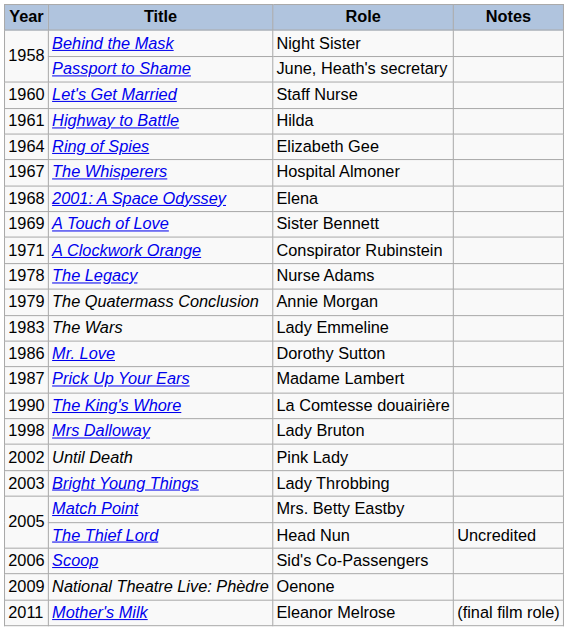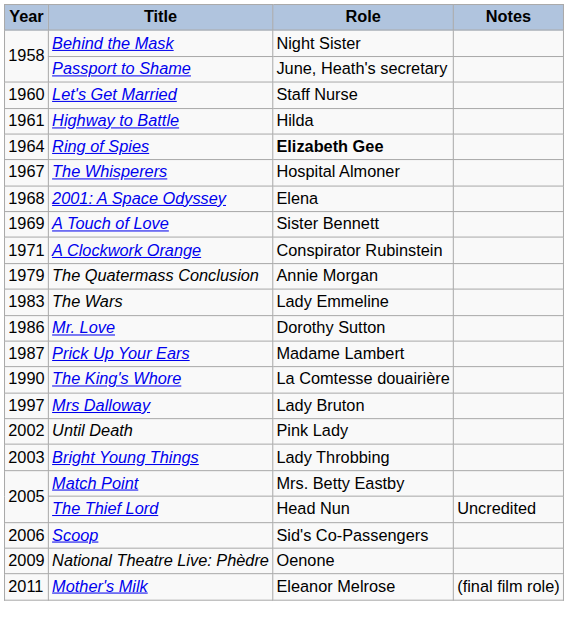(328, 146) normal -> (330, 146) bold
- row: (95, 276)
(26, 431) 1998 -> (26, 405) 1997
